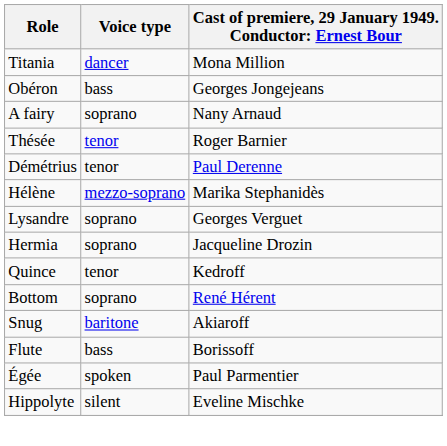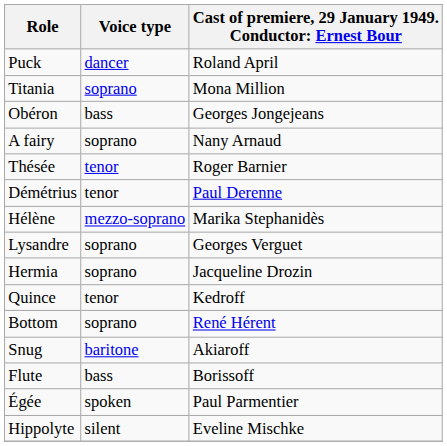+ row: (25, 62)
(107, 62) dancer -> (111, 88) soprano
